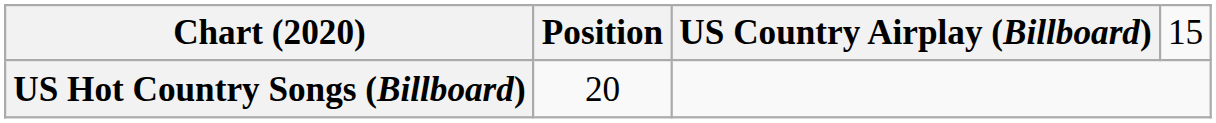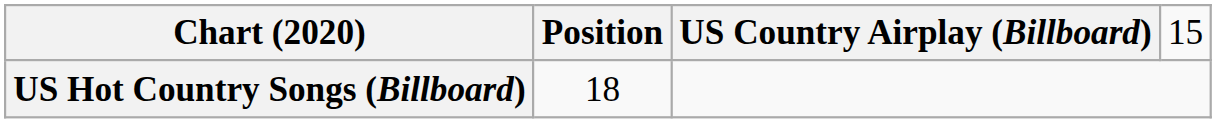(603, 88) 20 -> (603, 88) 18
